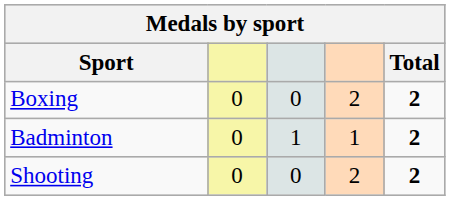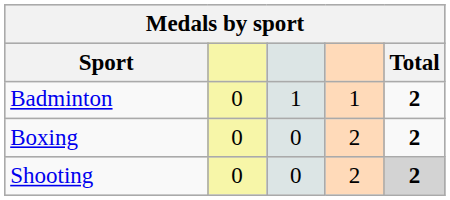rows swapped: (61, 137) <-> (44, 99)
(415, 175) no background -> (415, 175) lightgrey background
